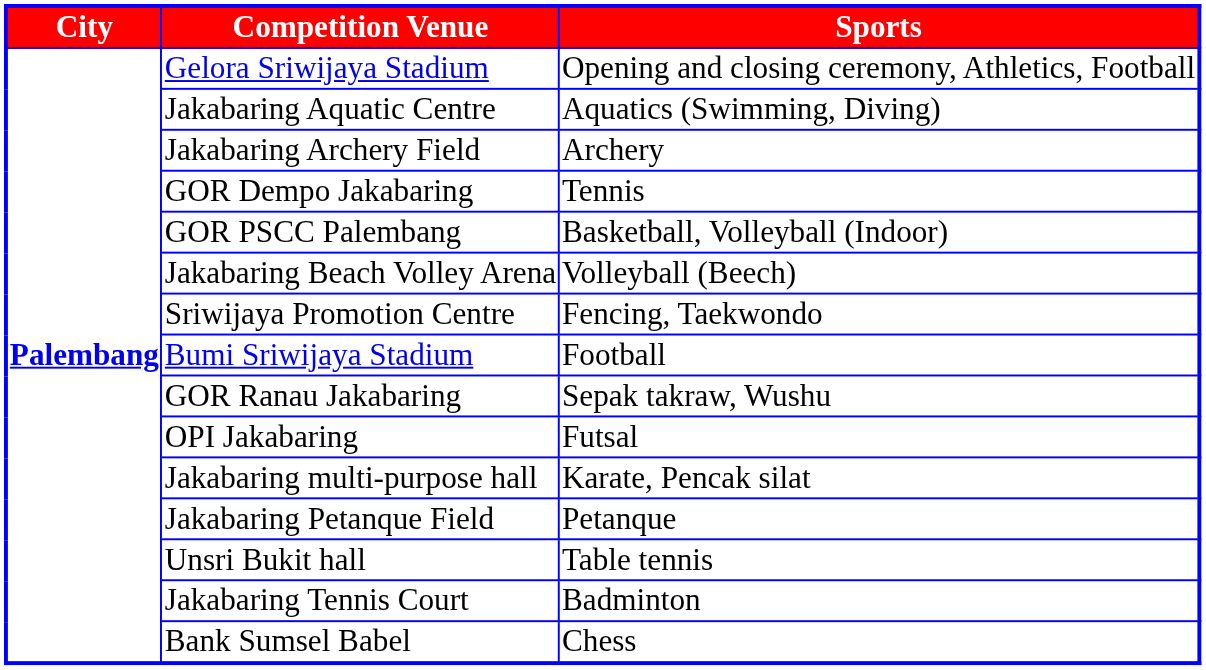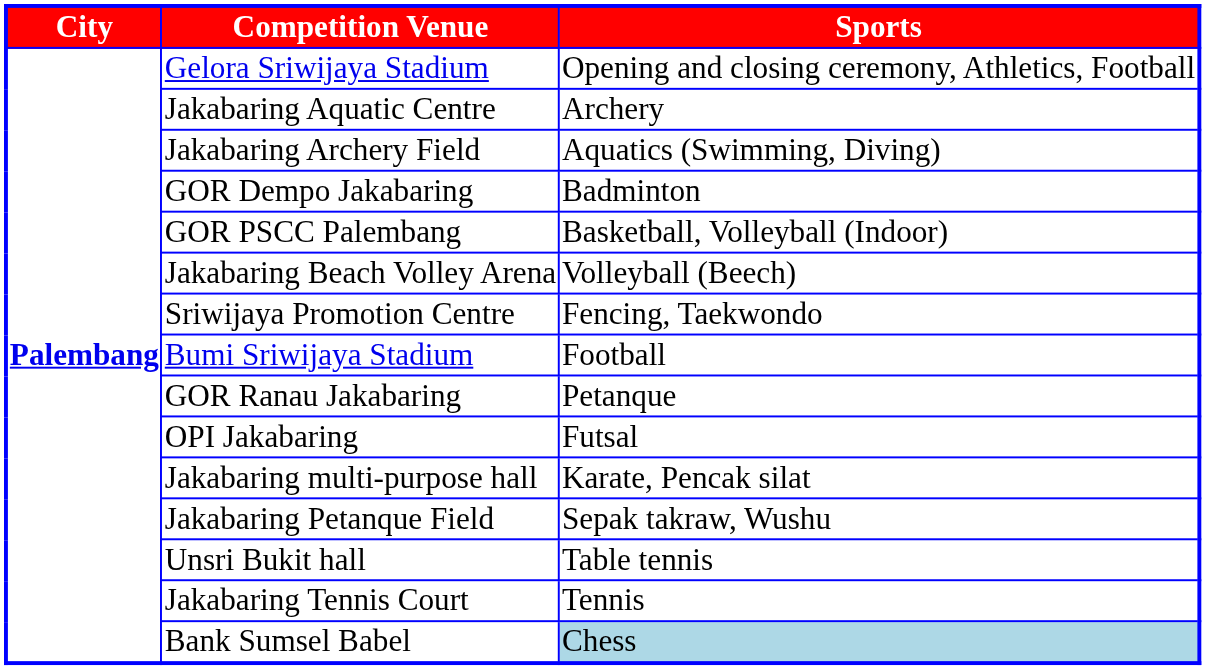(751, 108) Aquatics (Swimming, Diving) -> (613, 108) Archery
(613, 149) Archery -> (751, 149) Aquatics (Swimming, Diving)
(603, 190) Tennis -> (631, 190) Badminton
(697, 395) Sepak takraw, Wushu -> (619, 395) Petanque
(619, 518) Petanque -> (697, 518) Sepak takraw, Wushu
(631, 600) Badminton -> (603, 600) Tennis
(599, 641) no background -> (599, 641) lightblue background
